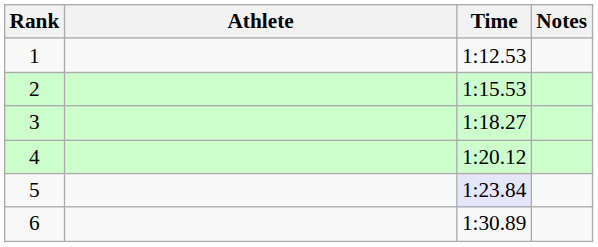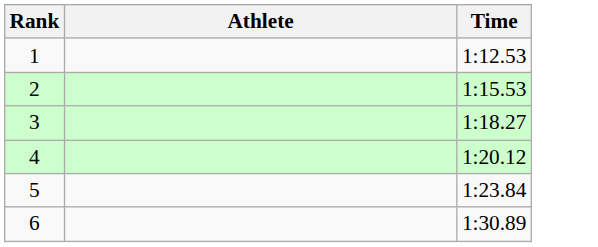- column: (562, 21)
(494, 190) lavender background -> (494, 190) no background
